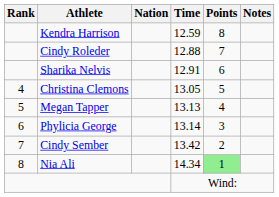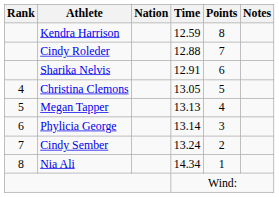(187, 145) 13.42 -> (187, 145) 13.24
(222, 164) lightgreen background -> (222, 164) no background
